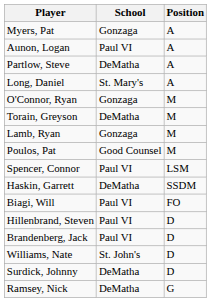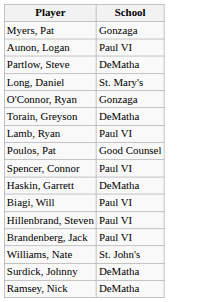- column: (185, 13)
(118, 133) Gonzaga -> (116, 133) Paul VI
